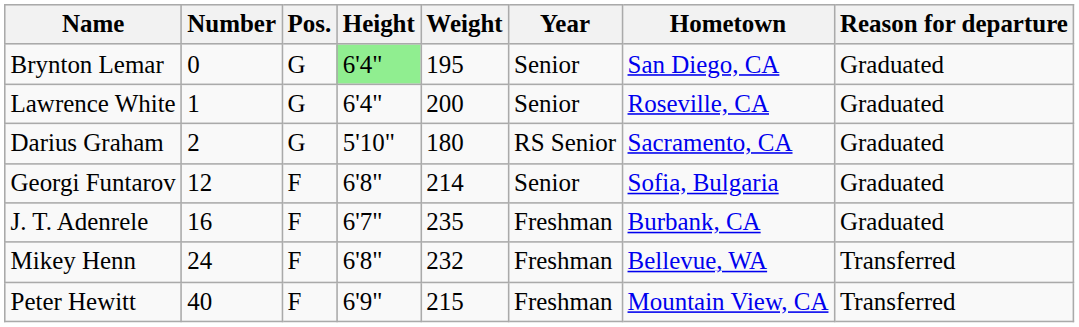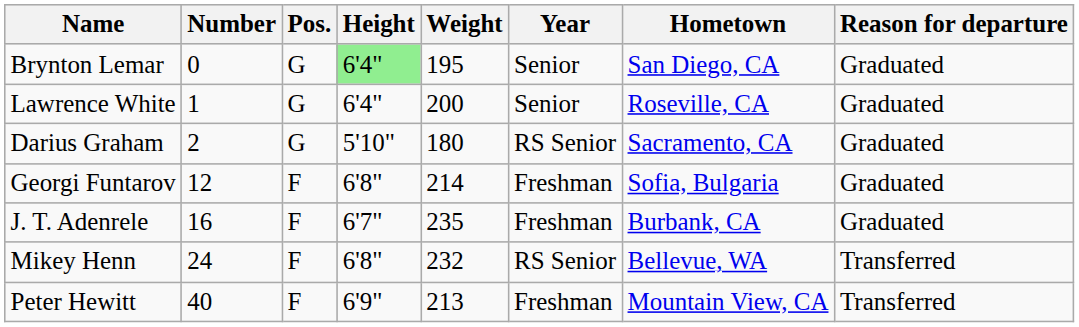(547, 182) Senior -> (563, 182) Freshman
(563, 261) Freshman -> (565, 261) RS Senior
(445, 301) 215 -> (445, 301) 213
